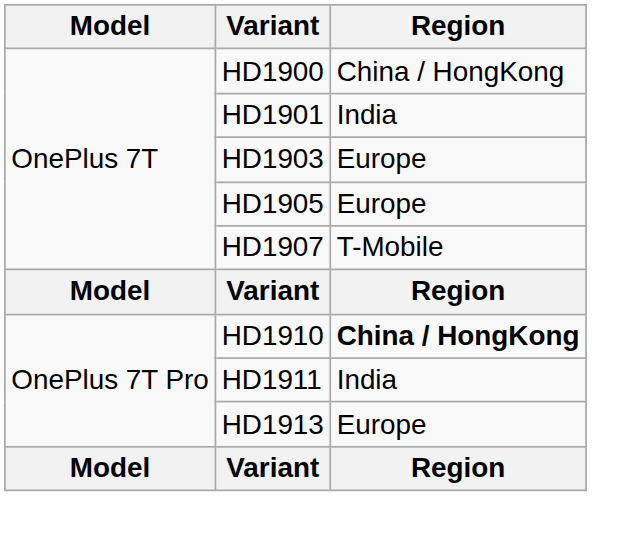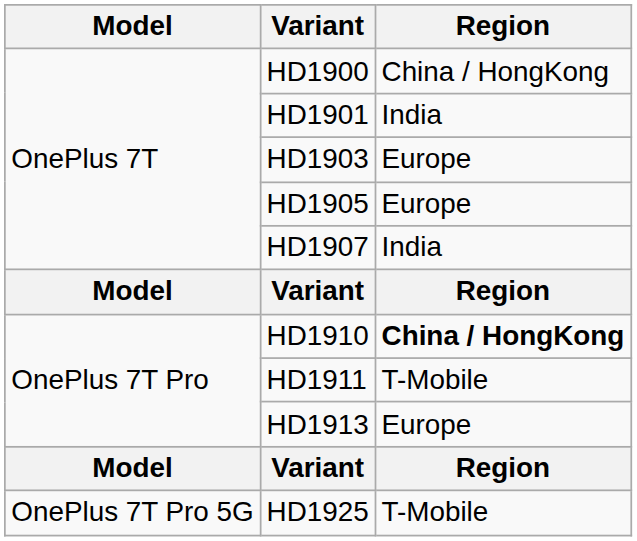(390, 247) T-Mobile -> (412, 247) India
(367, 379) India -> (435, 379) T-Mobile
+ row: (318, 512)
